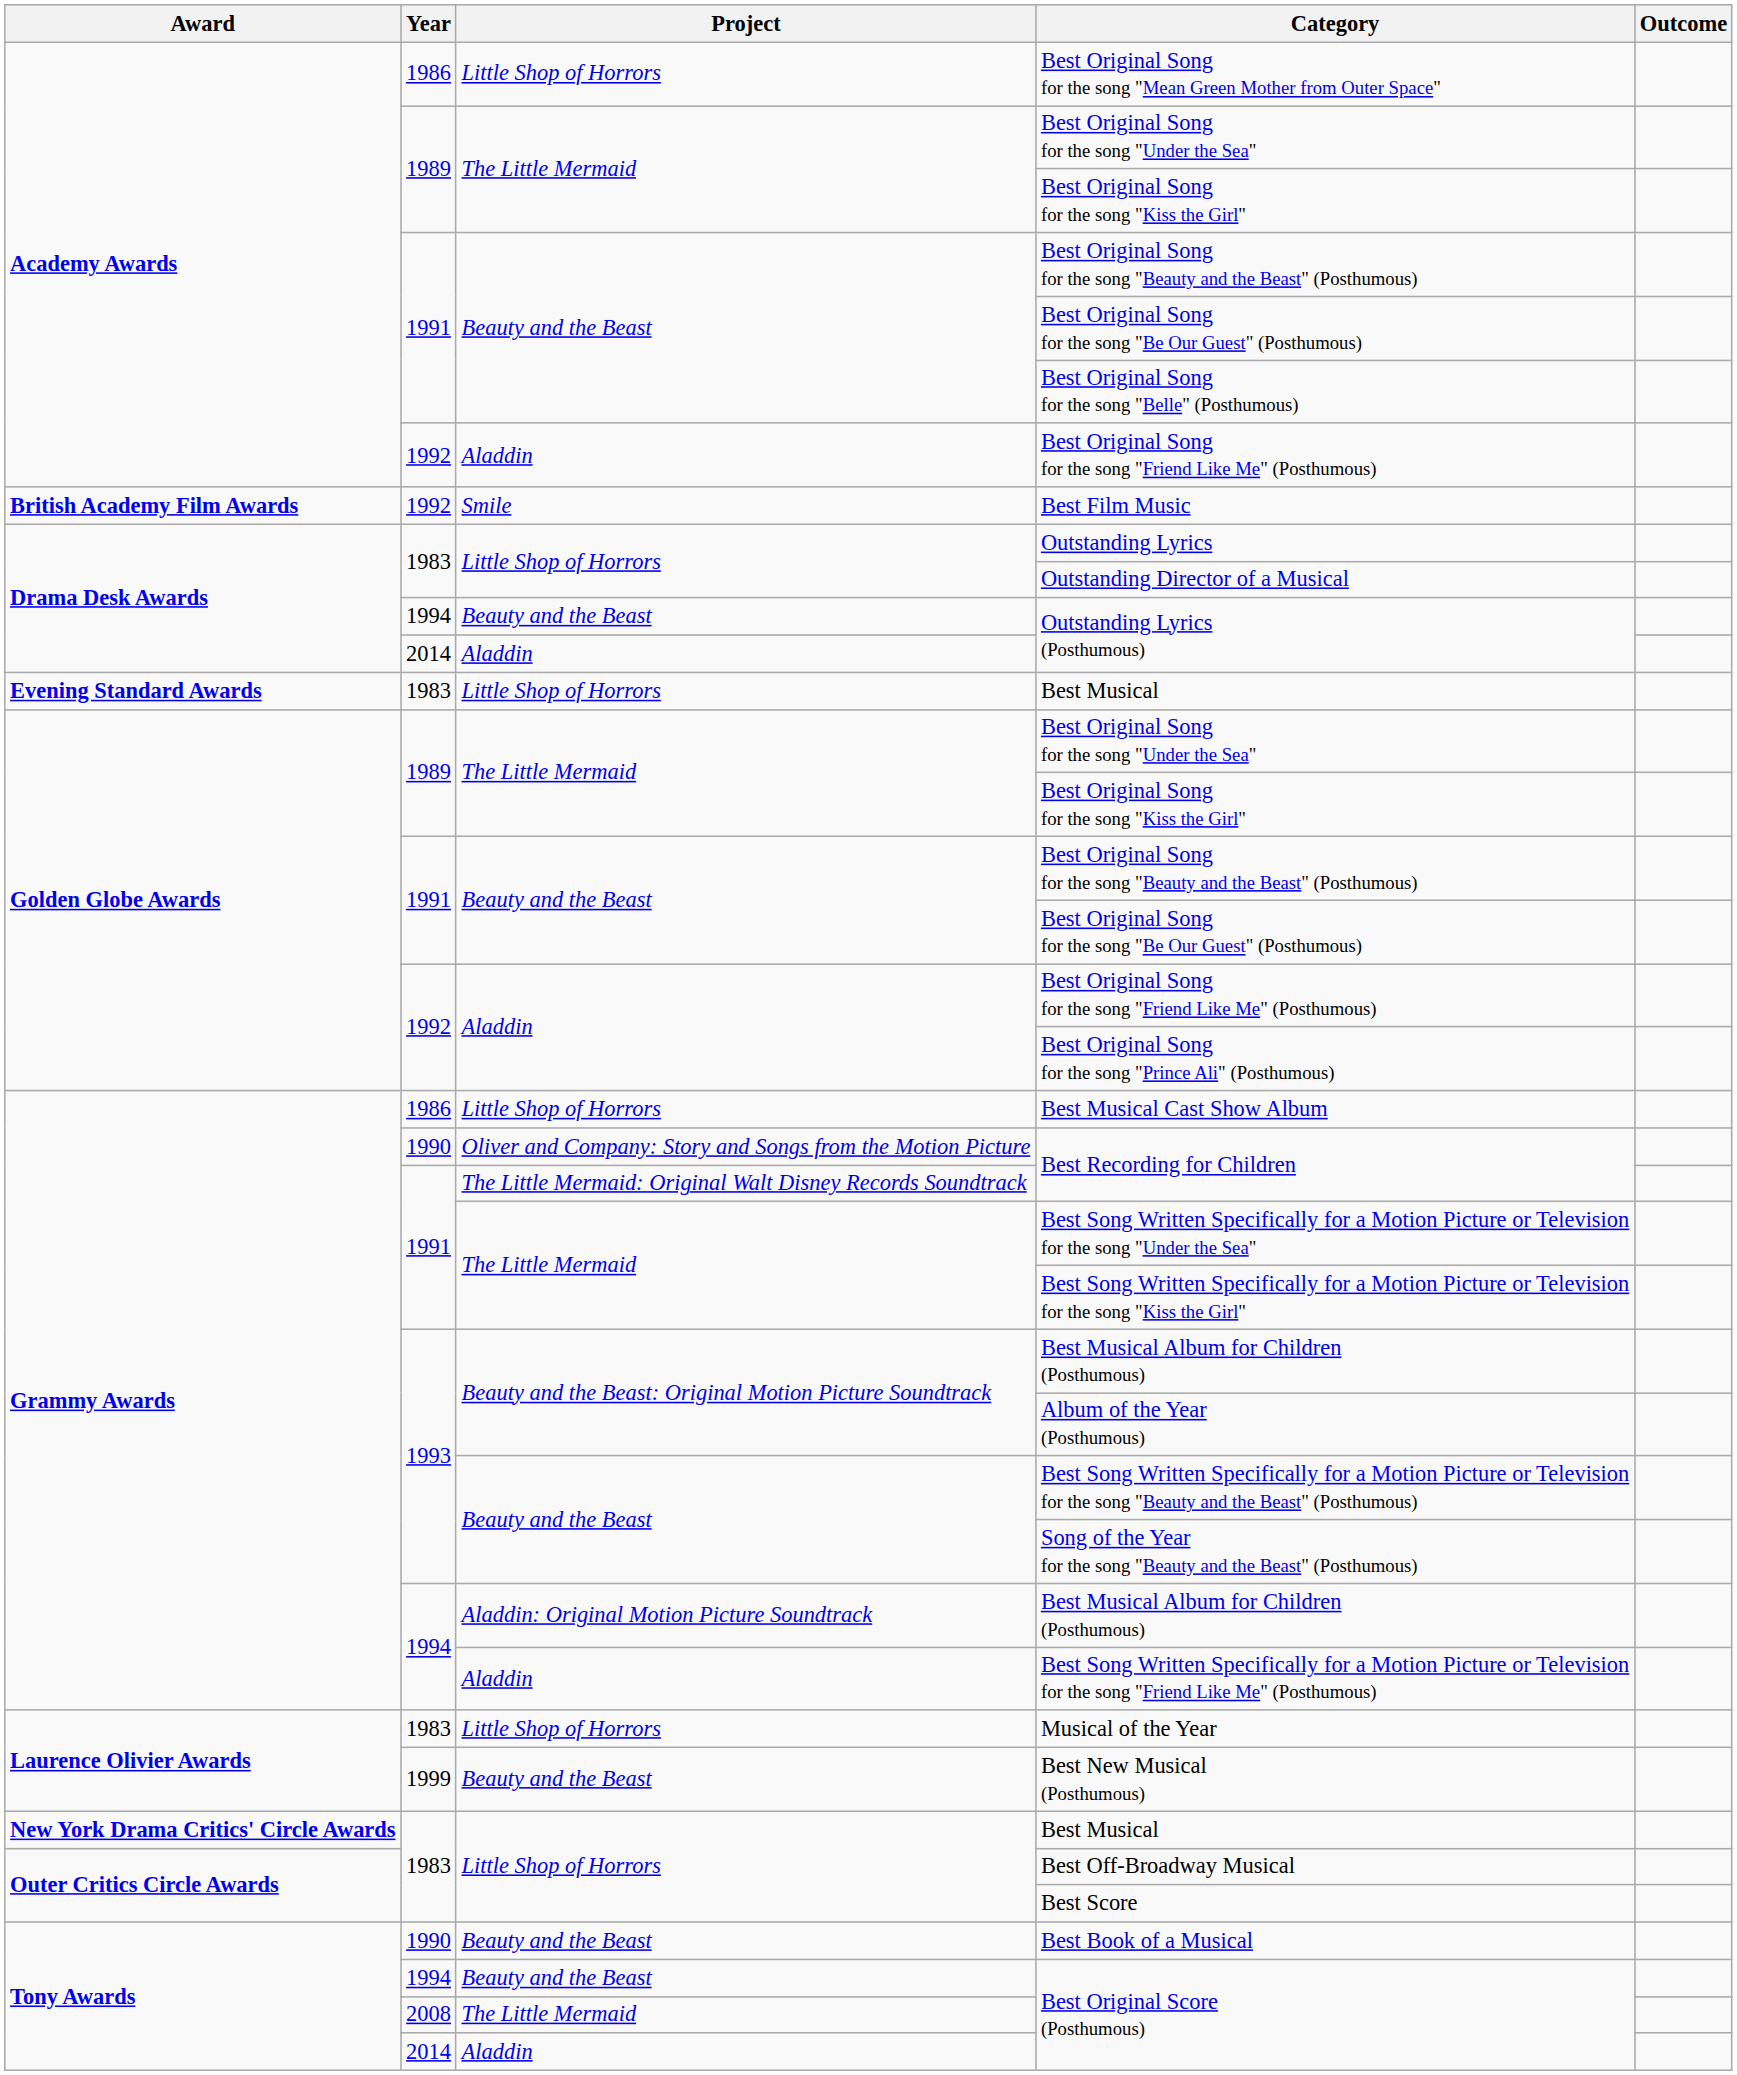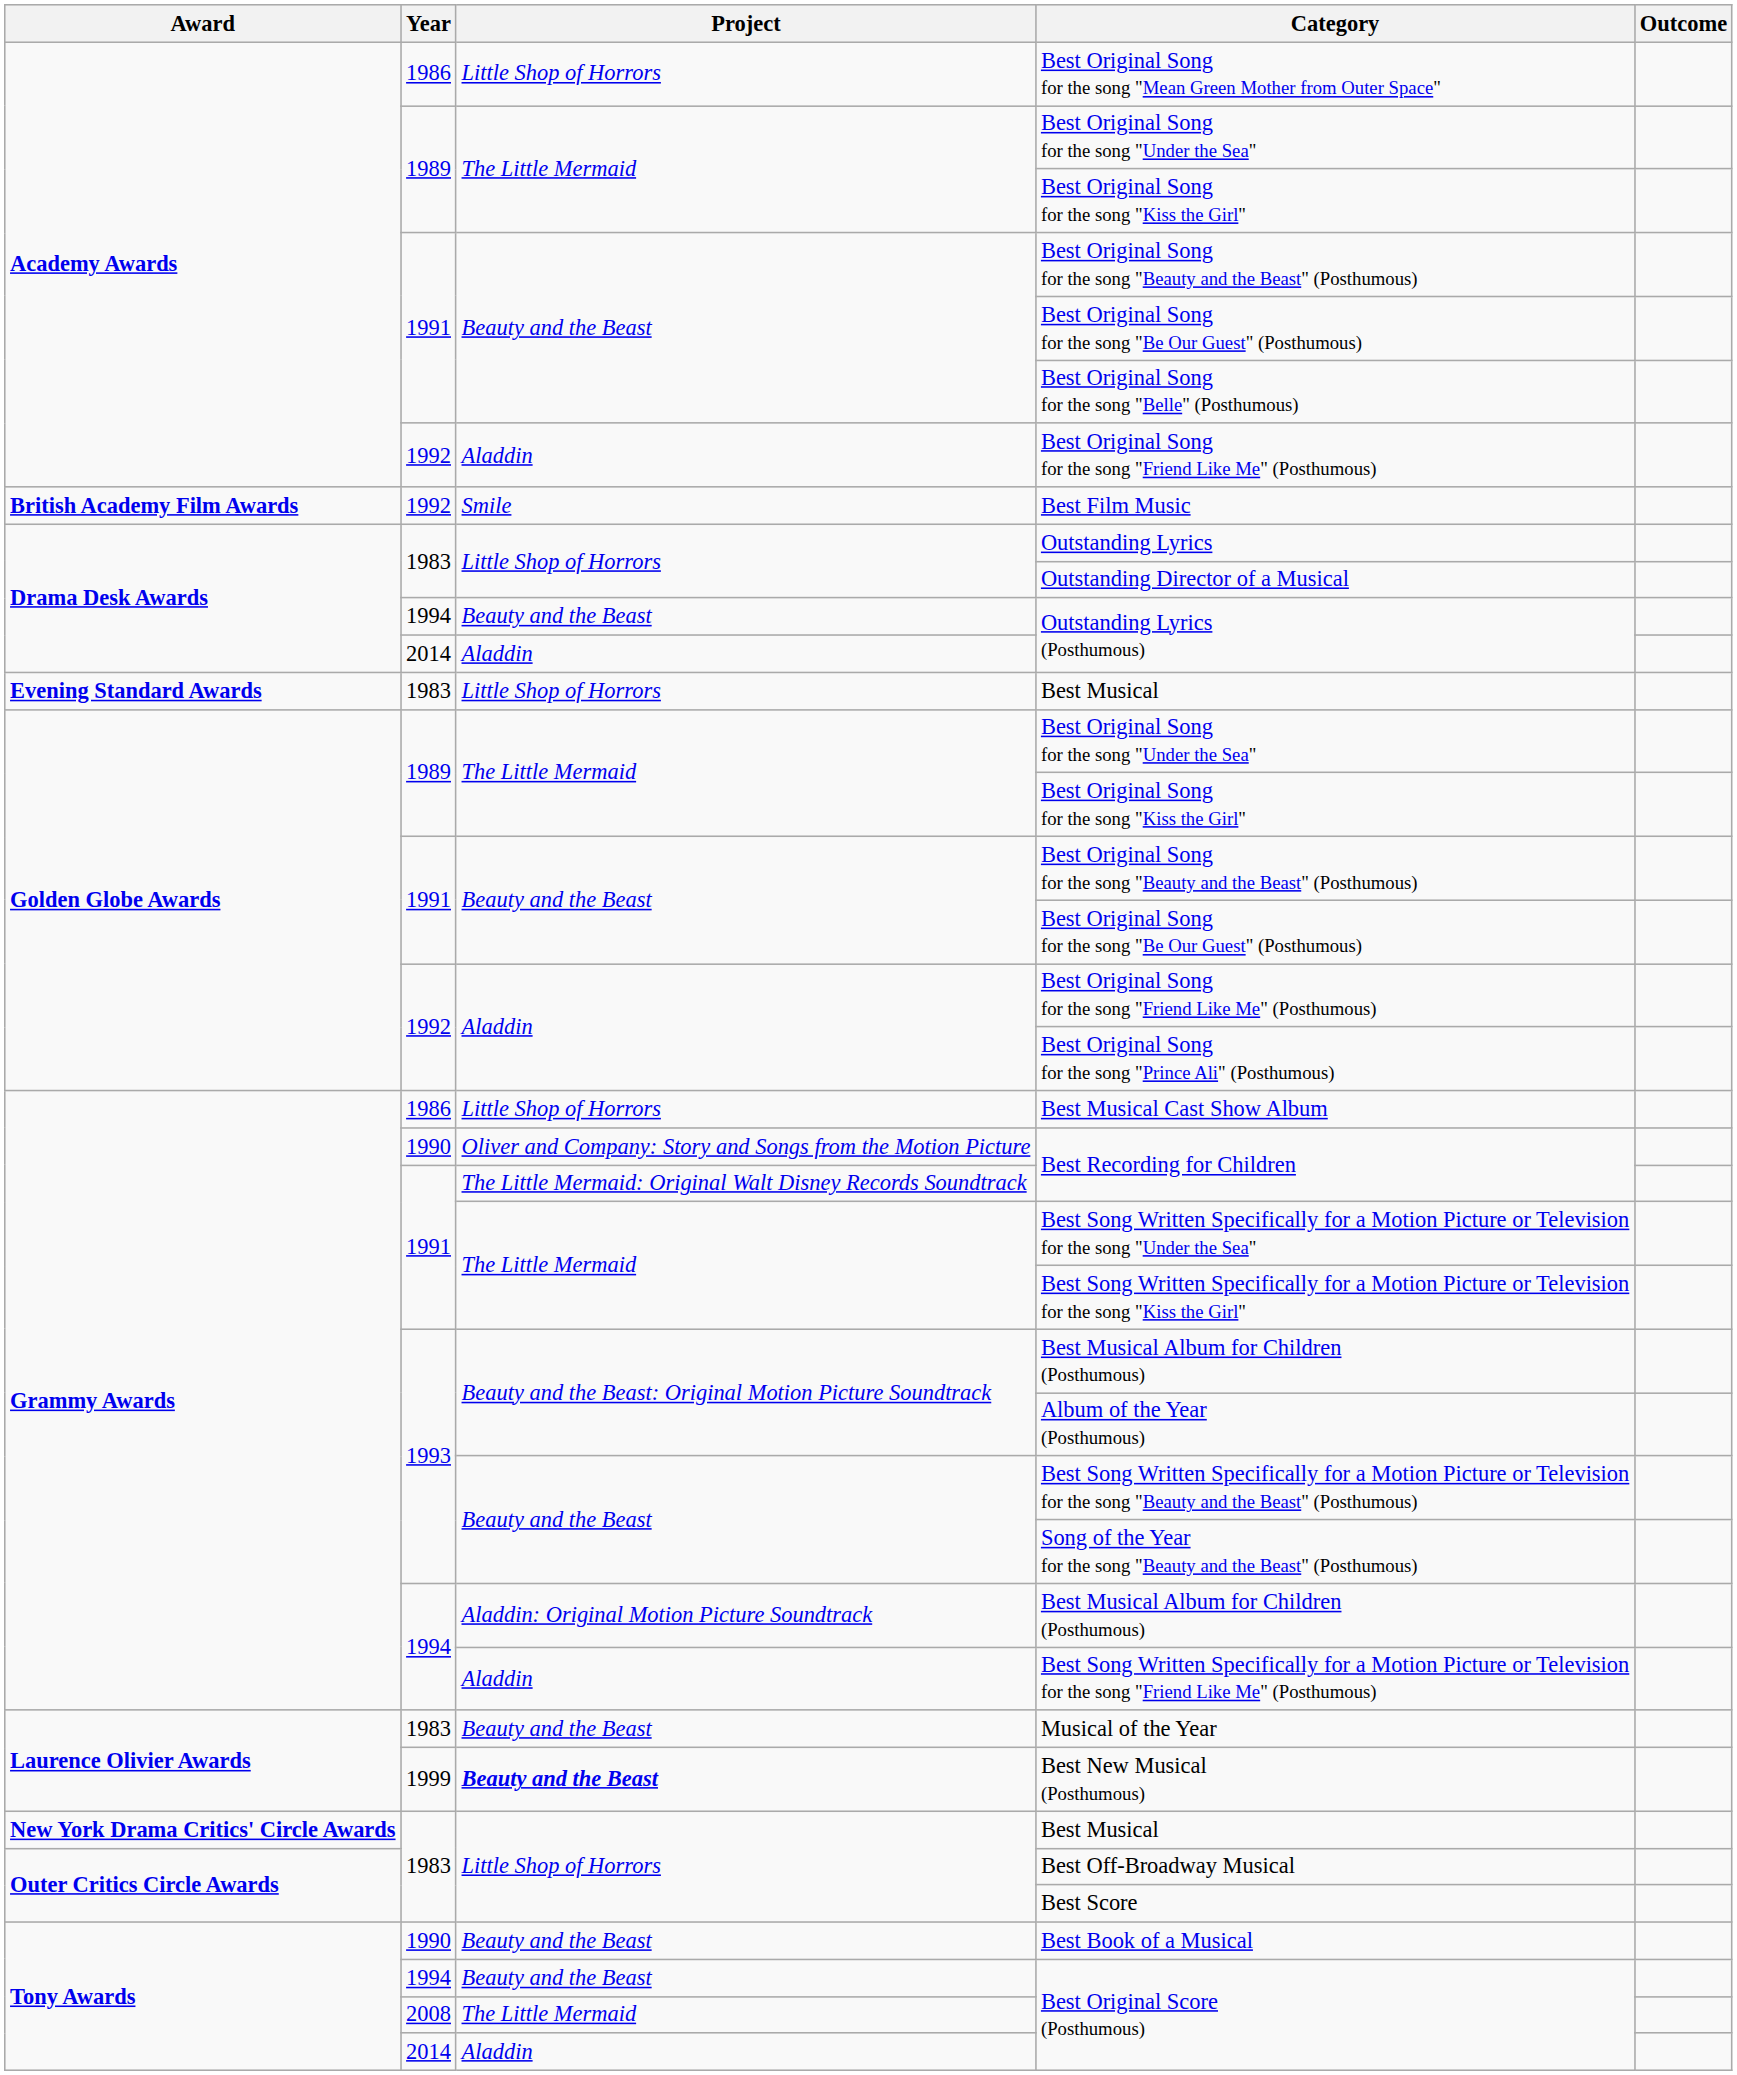(561, 1728) Little Shop of Horrors -> (557, 1728) Beauty and the Beast
(557, 1779) normal -> (560, 1779) bold
